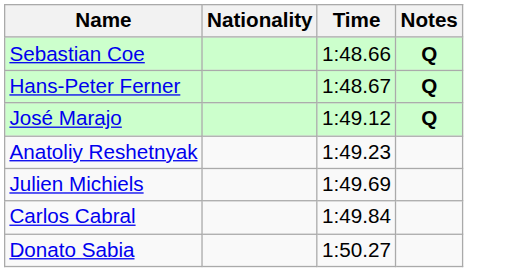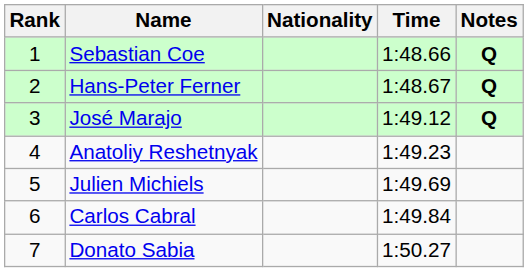+ column: (35, 20)
